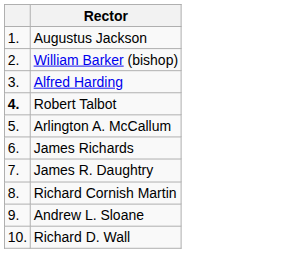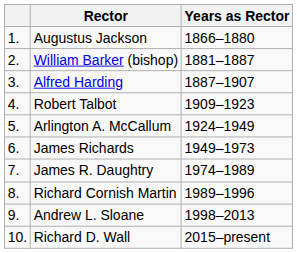+ column: (237, 16)
(14, 104) bold -> (14, 104) normal
